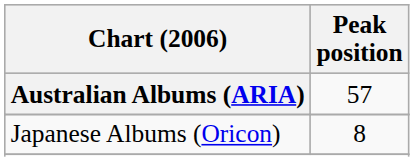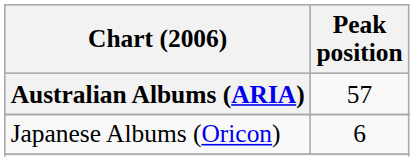(360, 133) 8 -> (360, 133) 6
